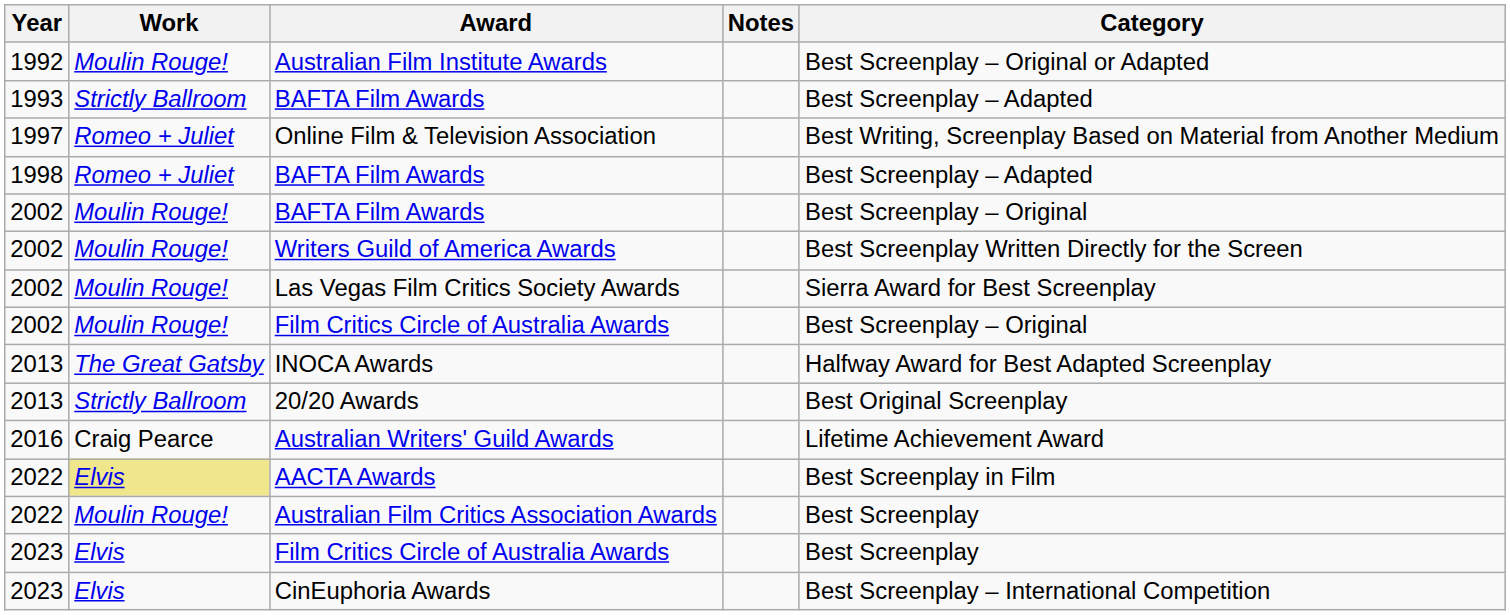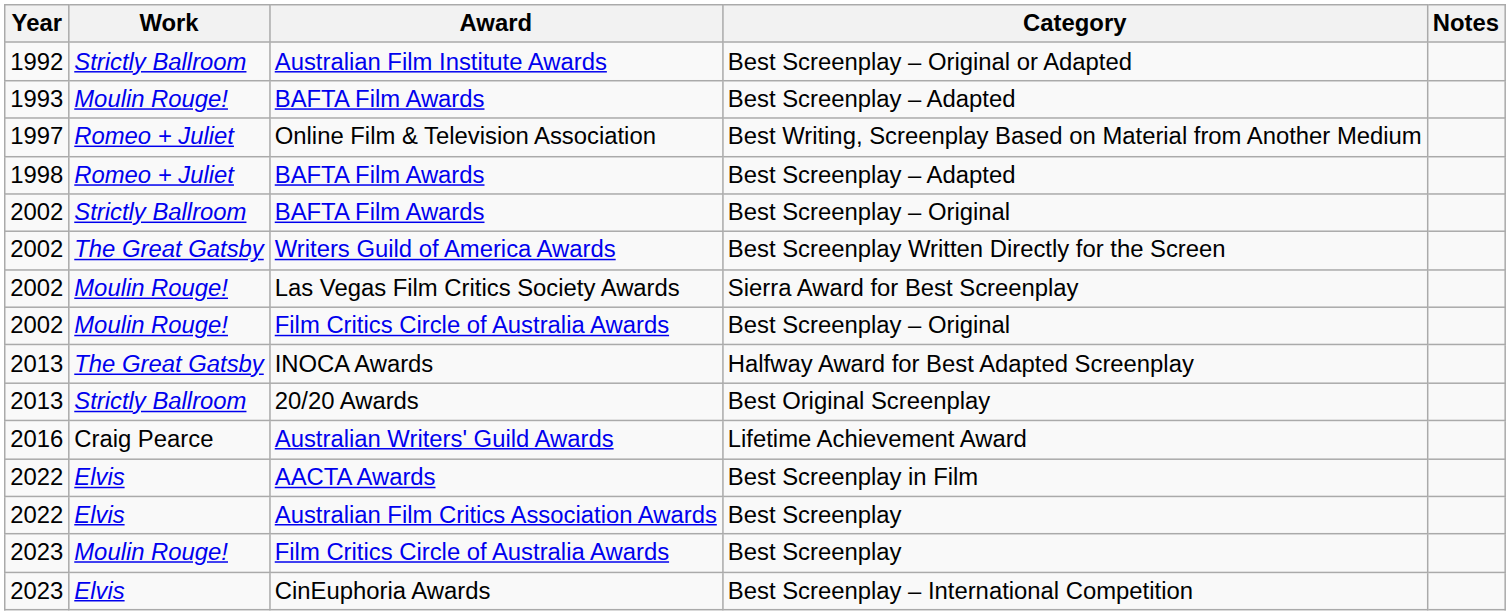columns swapped: (1152, 23) <-> (761, 23)
(151, 61) Moulin Rouge! -> (160, 61) Strictly Ballroom
(160, 99) Strictly Ballroom -> (151, 99) Moulin Rouge!
(151, 212) Moulin Rouge! -> (160, 212) Strictly Ballroom
(151, 250) Moulin Rouge! -> (169, 250) The Great Gatsby
(99, 477) khaki background -> (99, 477) no background
(151, 514) Moulin Rouge! -> (99, 514) Elvis
(99, 552) Elvis -> (151, 552) Moulin Rouge!
